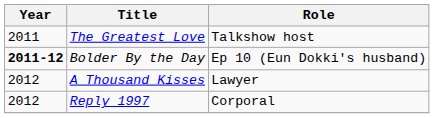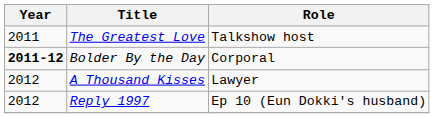(319, 59) Ep 10 (Eun Dokki's husband) -> (243, 59) Corporal
(243, 102) Corporal -> (319, 102) Ep 10 (Eun Dokki's husband)
